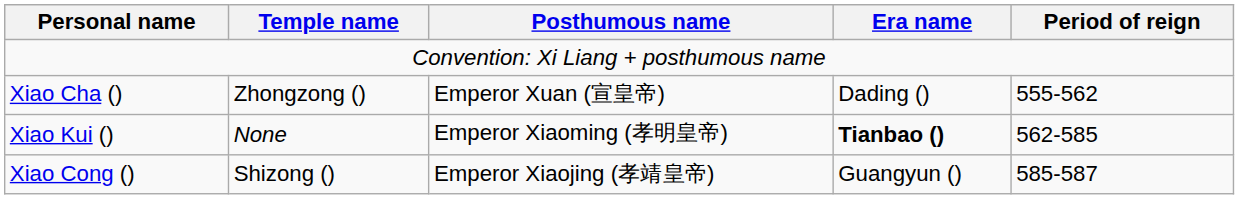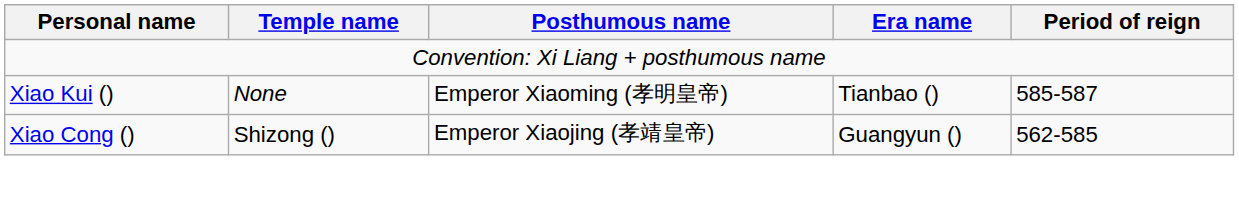- row: (66, 94)
(891, 134) bold -> (889, 94) normal
(1057, 134) 562-585 -> (1057, 94) 585-587
(1057, 173) 585-587 -> (1057, 134) 562-585
